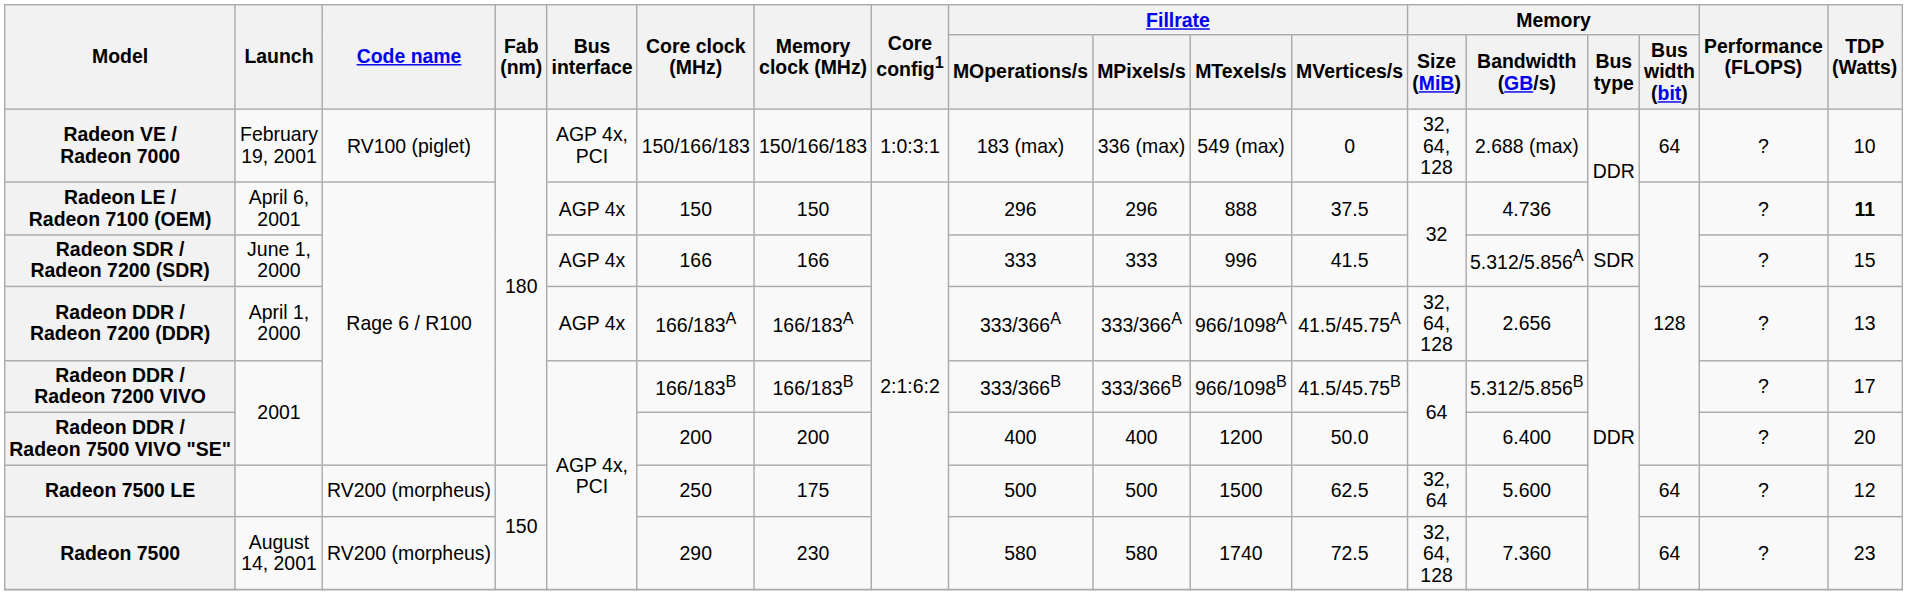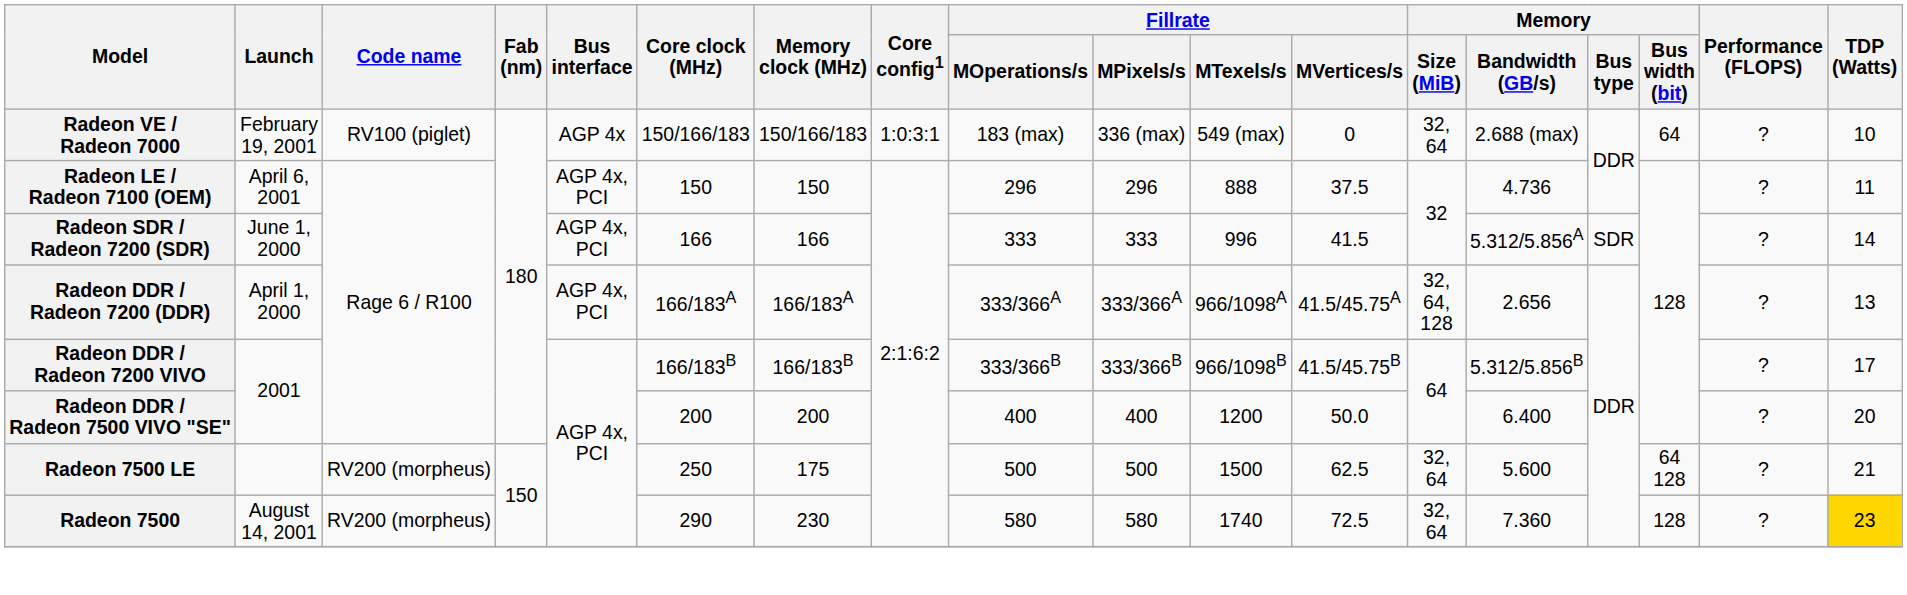(592, 145) AGP 4x, PCI -> (592, 135) AGP 4x
(1437, 145) 32, 64, 128 -> (1437, 135) 32, 64
(592, 208) AGP 4x -> (592, 187) AGP 4x, PCI
(1865, 208) bold -> (1865, 187) normal
(592, 260) AGP 4x -> (592, 239) AGP 4x, PCI
(1865, 260) 15 -> (1865, 239) 14
(592, 323) AGP 4x -> (592, 302) AGP 4x, PCI
(1669, 490) 64 -> (1669, 469) 64 128
(1865, 490) 12 -> (1865, 469) 21
(1437, 553) 32, 64, 128 -> (1437, 521) 32, 64
(1669, 553) 64 -> (1669, 521) 128
(1865, 553) no background -> (1865, 521) gold background
